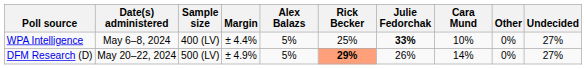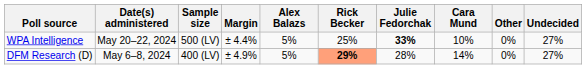(137, 40) May 6–8, 2024 -> (137, 40) May 20–22, 2024
(200, 40) 400 (LV) -> (200, 40) 500 (LV)
(137, 56) May 20–22, 2024 -> (137, 56) May 6–8, 2024
(200, 56) 500 (LV) -> (200, 56) 400 (LV)
(405, 56) 26% -> (405, 56) 28%
